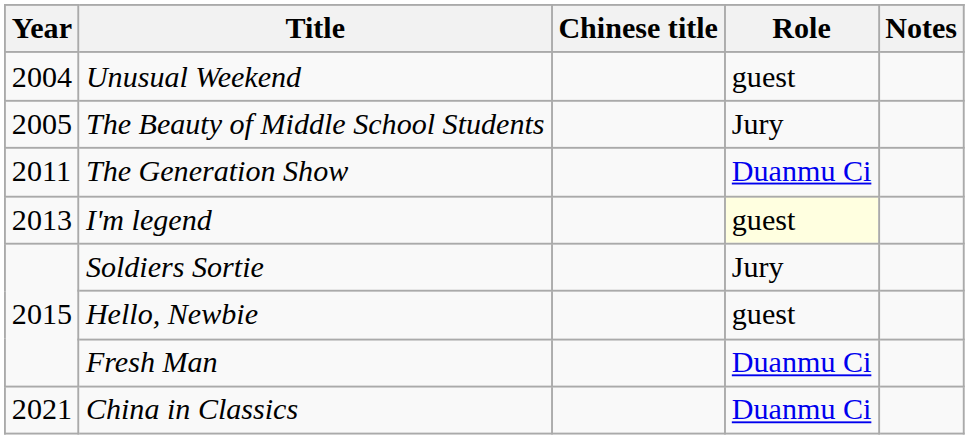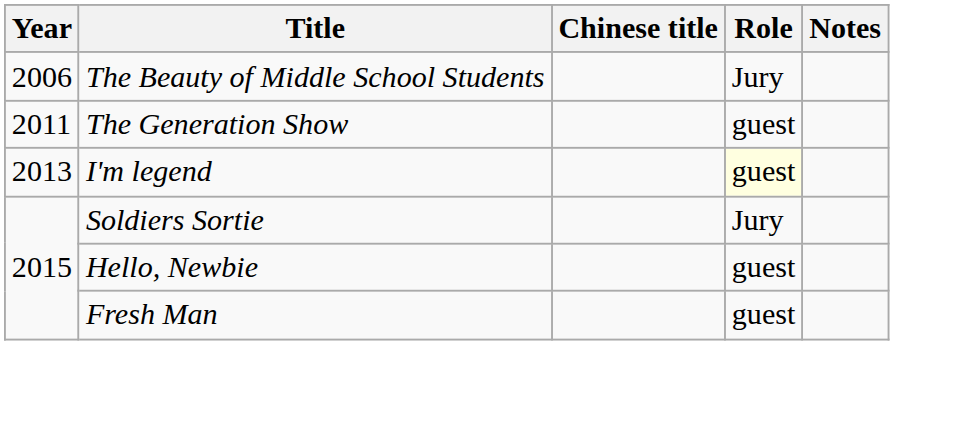- row: (194, 76)
(42, 123) 2005 -> (42, 76) 2006
(802, 171) Duanmu Ci -> (764, 123) guest
(802, 362) Duanmu Ci -> (764, 314) guest
- row: (192, 409)
